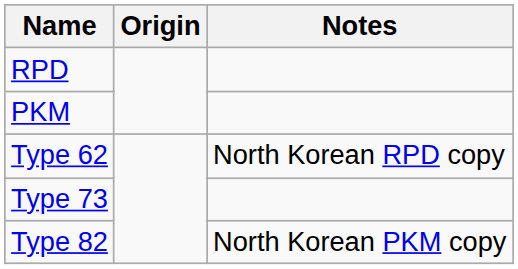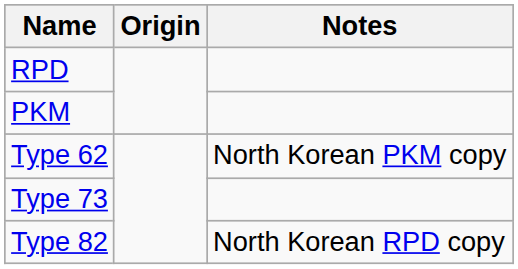(359, 155) North Korean RPD copy -> (360, 155) North Korean PKM copy
(360, 241) North Korean PKM copy -> (359, 241) North Korean RPD copy
